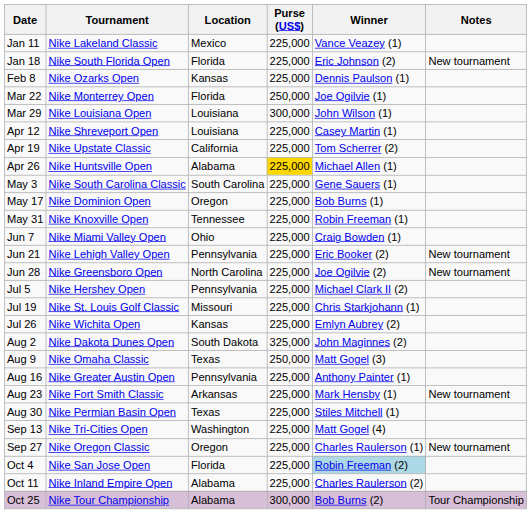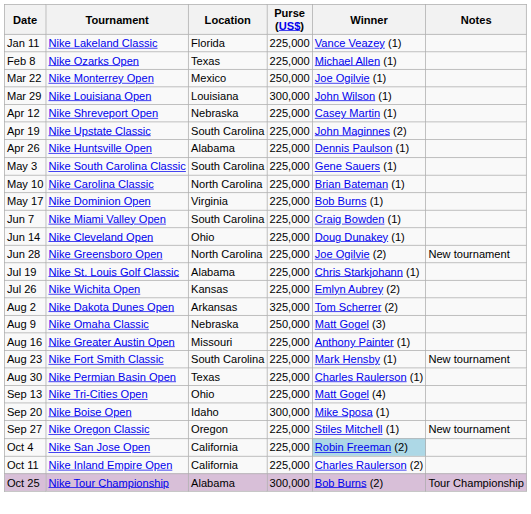(209, 43) Mexico -> (208, 43) Florida
- row: (24, 61)
(210, 78) Kansas -> (206, 61) Texas
(362, 78) Dennis Paulson (1) -> (356, 61) Michael Allen (1)
(208, 96) Florida -> (209, 78) Mexico
(215, 131) Louisiana -> (215, 114) Nebraska
(214, 149) California -> (228, 131) South Carolina
(356, 149) Tom Scherrer (2) -> (361, 131) John Maginnes (2)
(290, 166) gold background -> (290, 149) no background
(356, 166) Michael Allen (1) -> (362, 149) Dennis Paulson (1)
+ row: (25, 184)
(210, 201) Oregon -> (209, 201) Virginia
- row: (25, 219)
(203, 237) Ohio -> (228, 219) South Carolina
+ row: (24, 237)
- row: (24, 254)
- row: (19, 289)
(212, 307) Missouri -> (213, 272) Alabama
(225, 342) South Dakota -> (214, 307) Arkansas
(361, 342) John Maginnes (2) -> (356, 307) Tom Scherrer (2)
(206, 359) Texas -> (215, 324) Nebraska
(224, 377) Pennsylvania -> (212, 342) Missouri
(214, 395) Arkansas -> (228, 359) South Carolina
(357, 412) Stiles Mitchell (1) -> (369, 377) Charles Raulerson (1)
(220, 430) Washington -> (203, 395) Ohio
+ row: (25, 412)
(369, 447) Charles Raulerson (1) -> (357, 430) Stiles Mitchell (1)
(208, 465) Florida -> (214, 447) California
(213, 482) Alabama -> (214, 465) California
